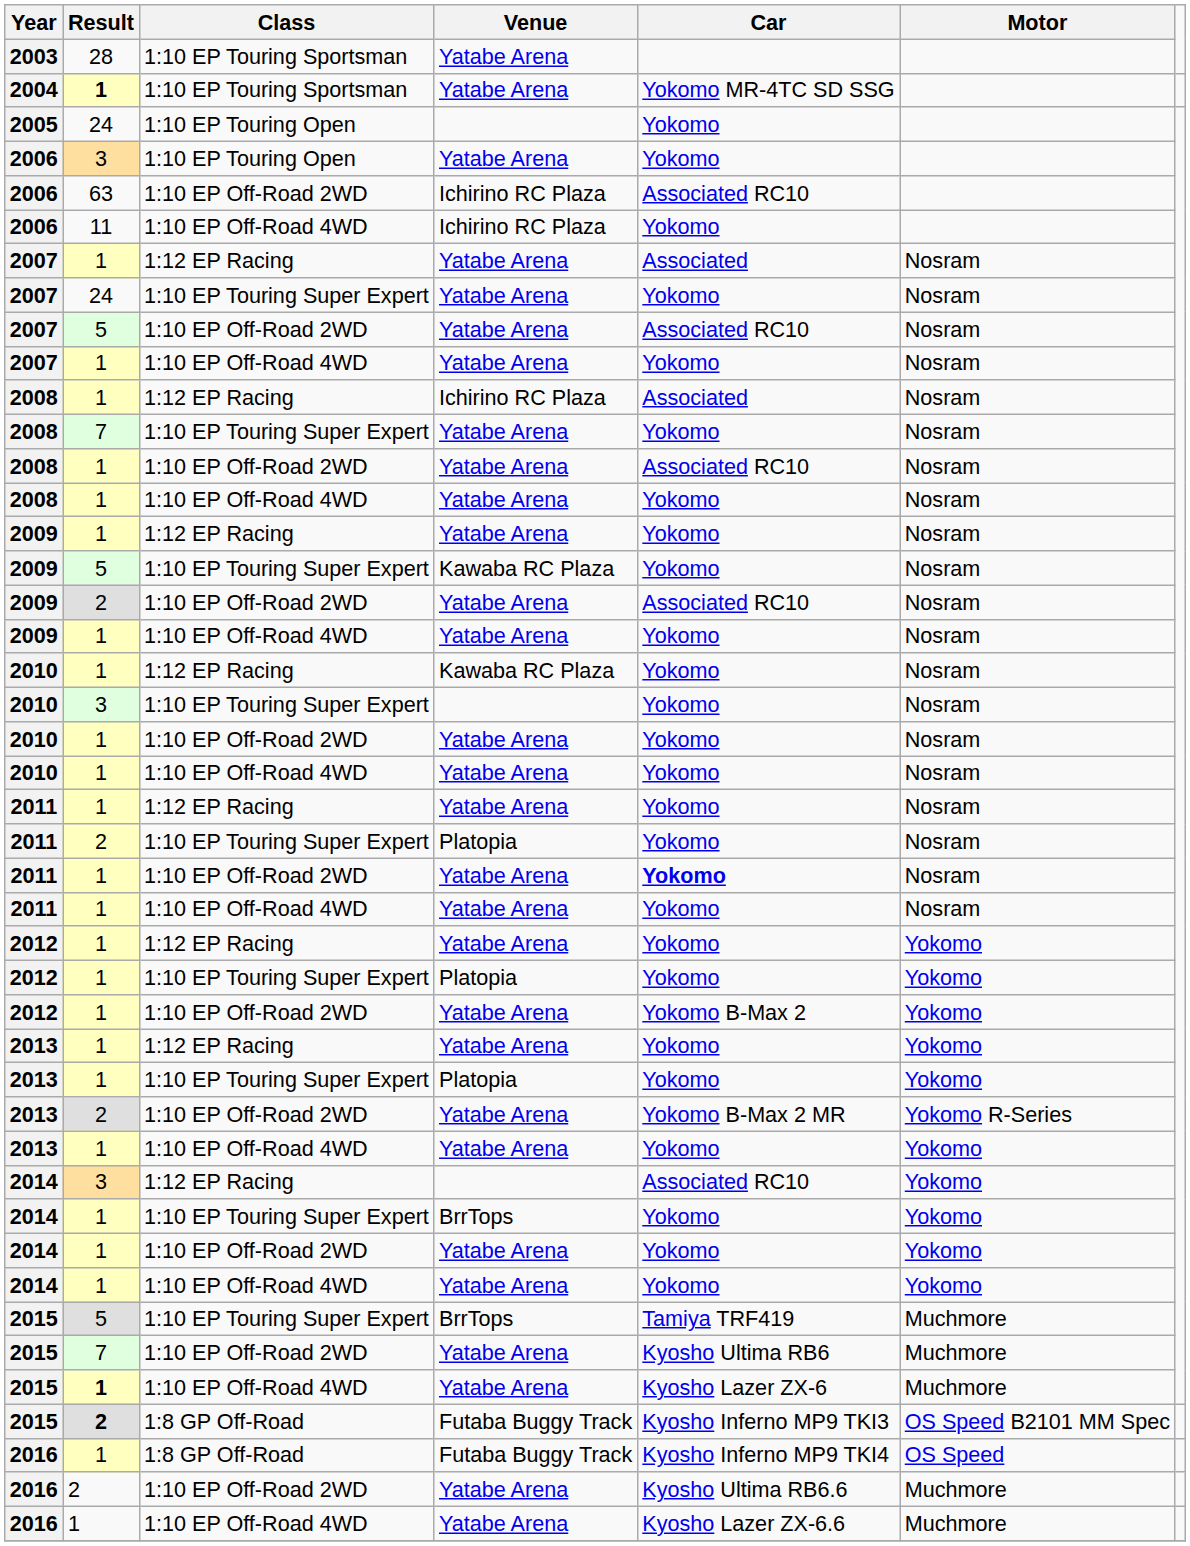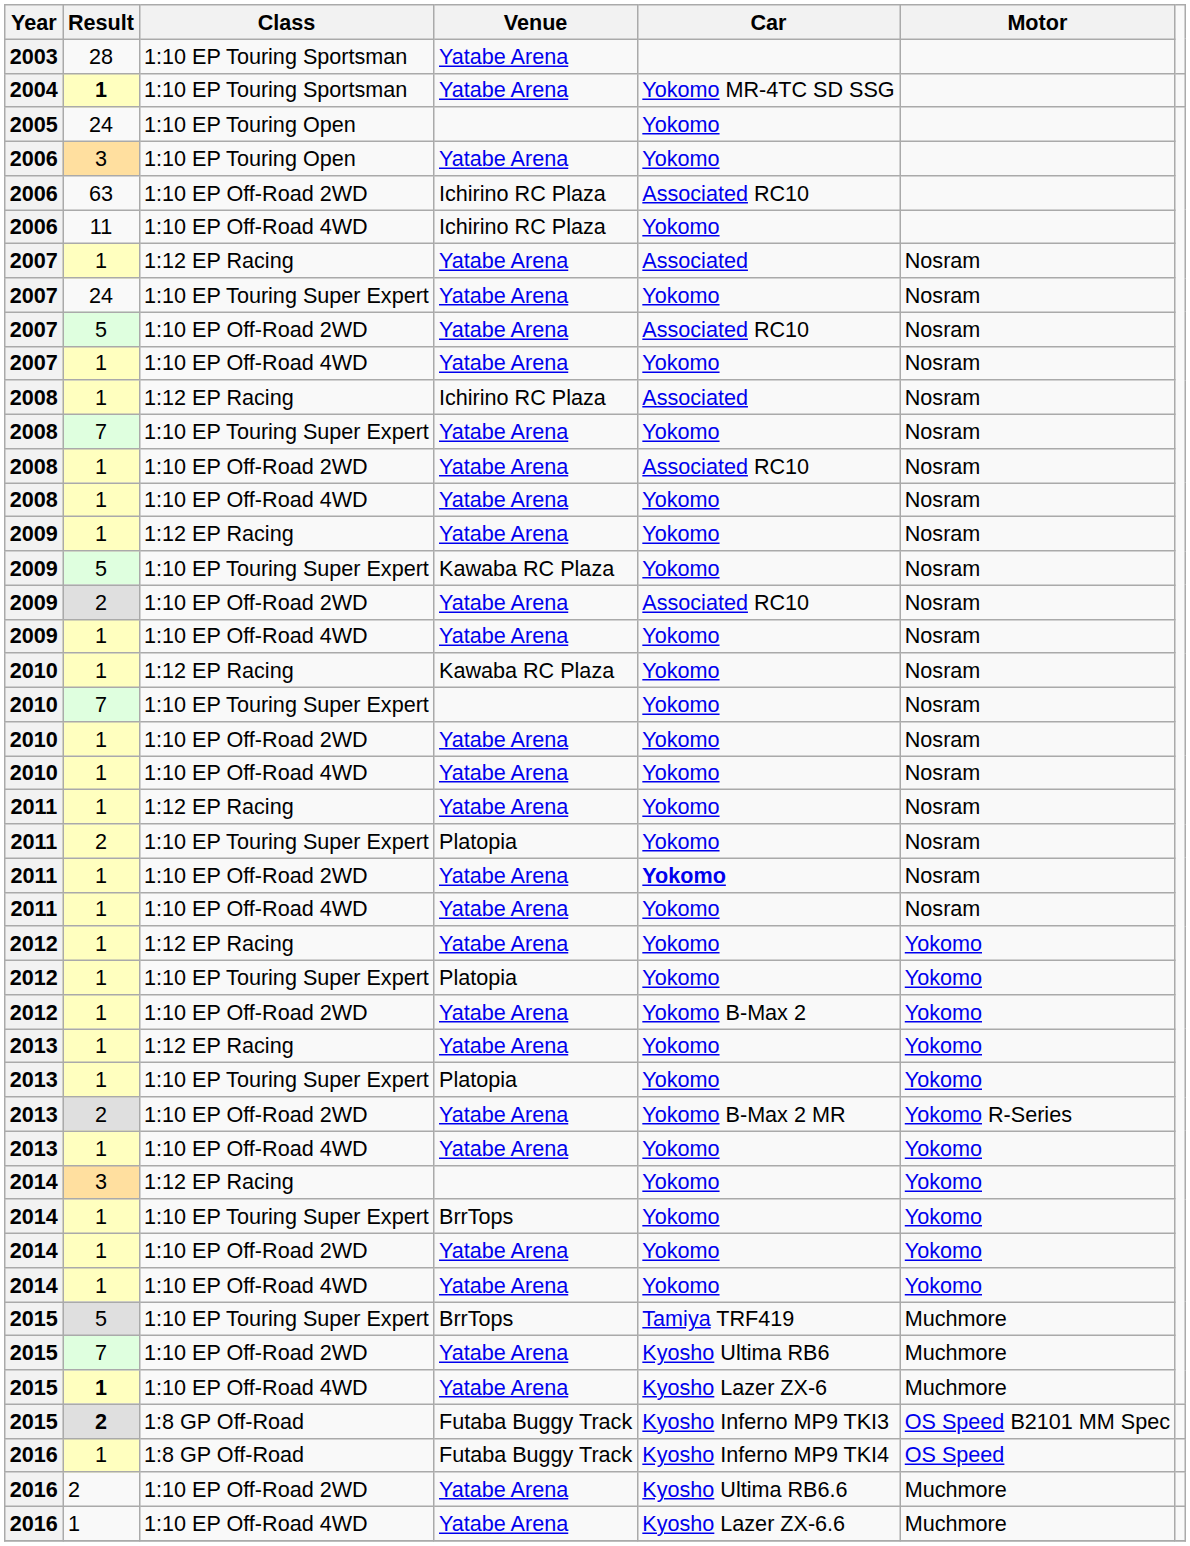(101, 705) 3 -> (101, 705) 7
(726, 1182) Associated RC10 -> (681, 1182) Yokomo
